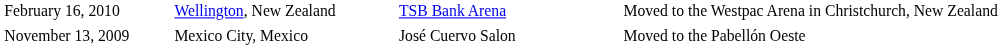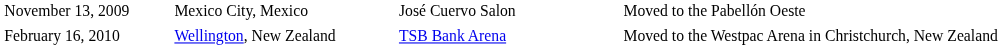rows swapped: (67, 36) <-> (62, 11)
